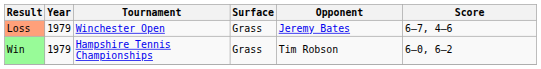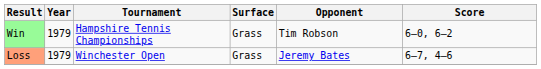rows swapped: (16, 50) <-> (19, 29)
